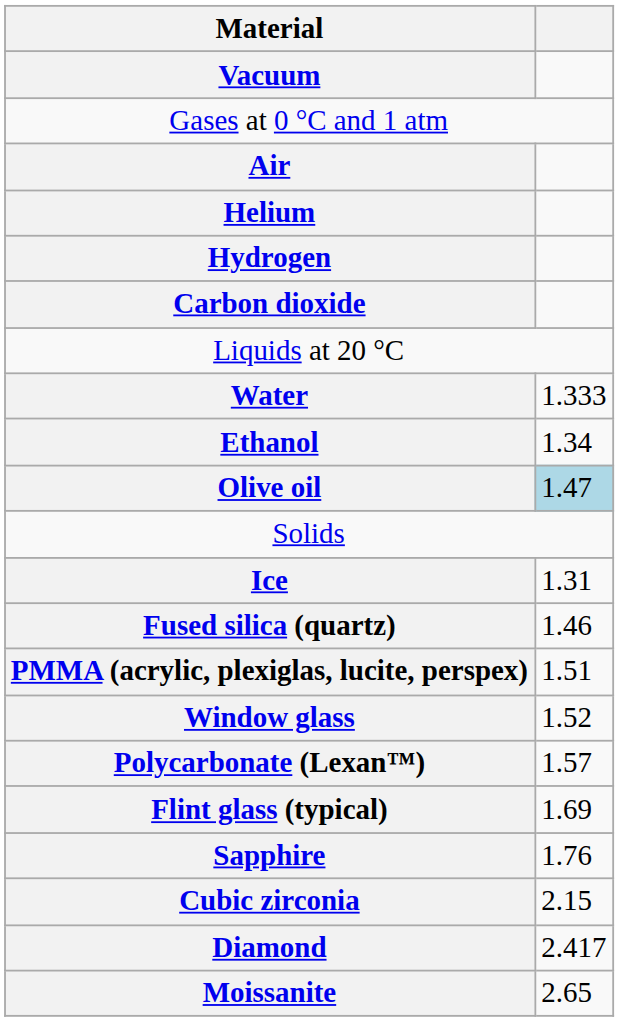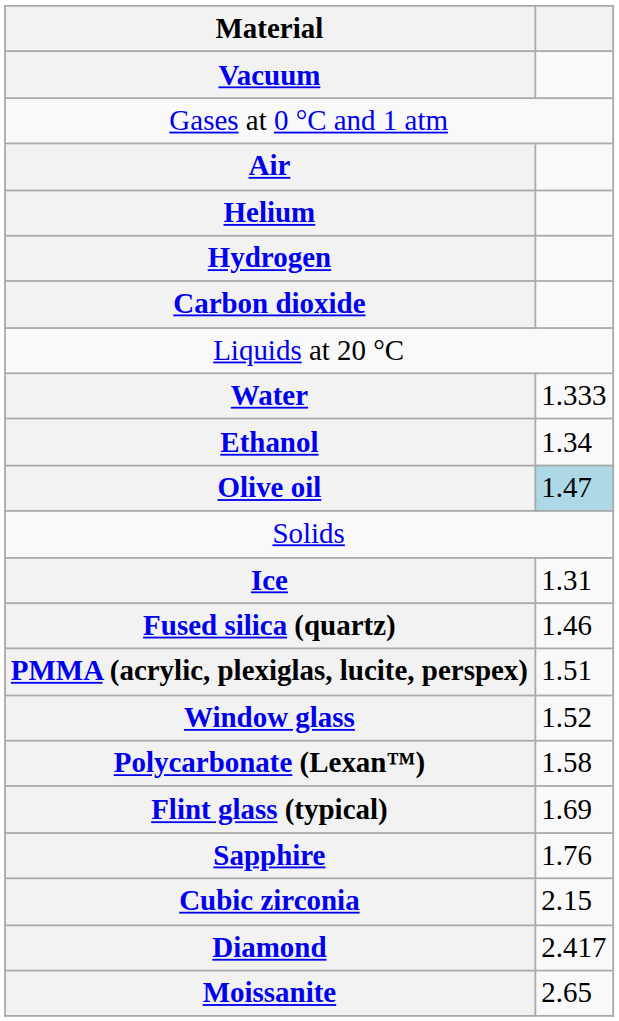(567, 763) 1.57 -> (567, 763) 1.58
